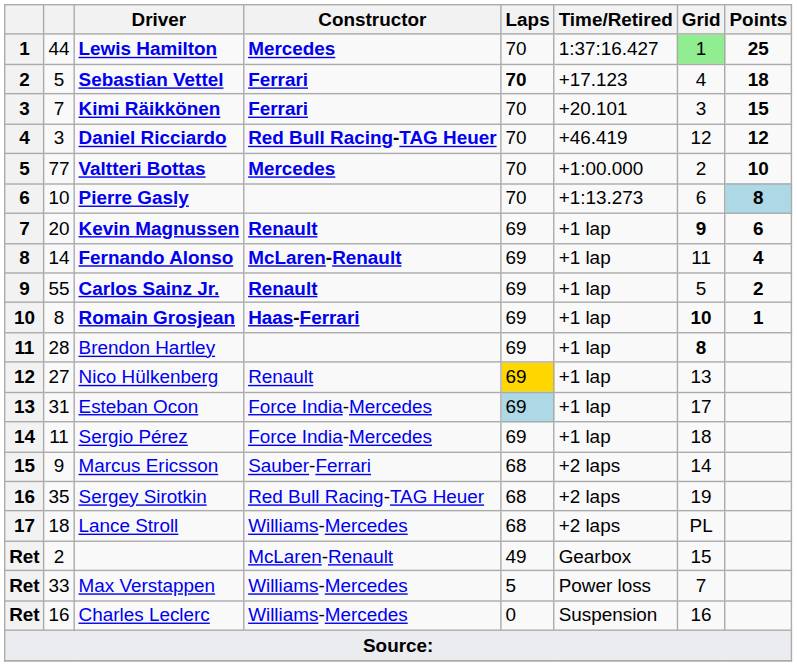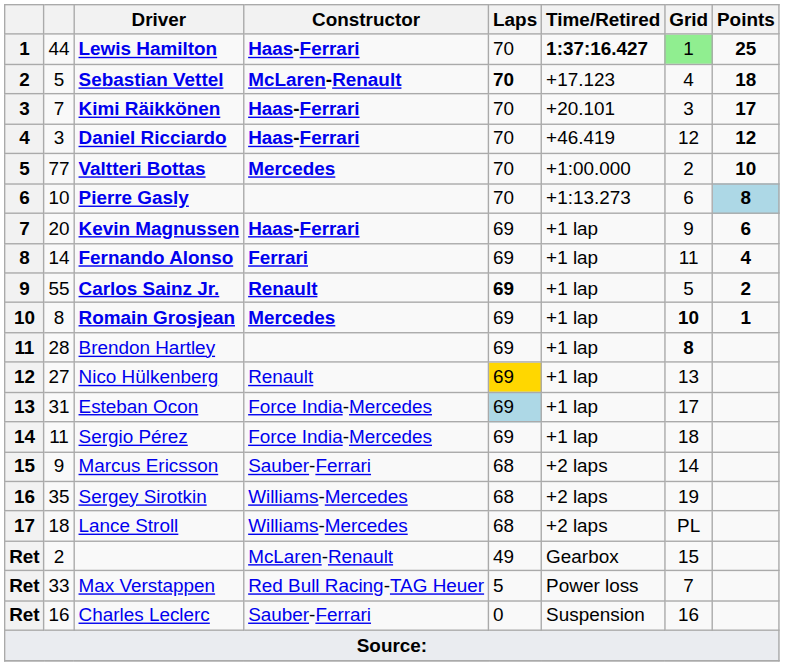(292, 49) Mercedes -> (304, 49) Haas-Ferrari
(609, 49) normal -> (597, 49) bold
(278, 79) Ferrari -> (325, 79) McLaren-Renault
(278, 109) Ferrari -> (304, 109) Haas-Ferrari
(758, 109) 15 -> (746, 109) 17
(372, 138) Red Bull Racing-TAG Heuer -> (304, 138) Haas-Ferrari
(283, 228) Renault -> (304, 228) Haas-Ferrari
(701, 228) bold -> (689, 228) normal
(325, 258) McLaren-Renault -> (278, 258) Ferrari
(516, 287) normal -> (504, 287) bold
(304, 317) Haas-Ferrari -> (292, 317) Mercedes
(366, 496) Red Bull Racing-TAG Heuer -> (328, 496) Williams-Mercedes
(328, 585) Williams-Mercedes -> (366, 585) Red Bull Racing-TAG Heuer
(328, 615) Williams-Mercedes -> (310, 615) Sauber-Ferrari
